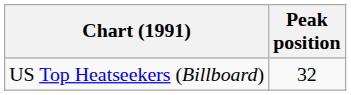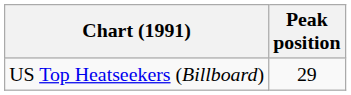(307, 74) 32 -> (307, 74) 29
